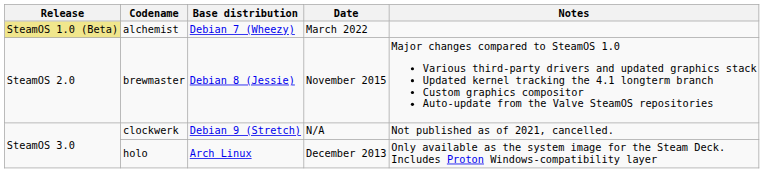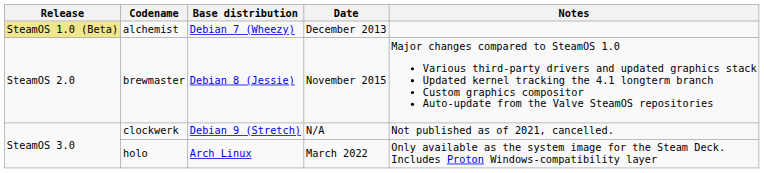(337, 30) March 2022 -> (346, 30) December 2013
(346, 154) December 2013 -> (337, 154) March 2022
